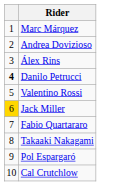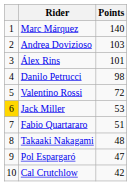+ column: (111, 12)
(11, 76) bold -> (11, 76) normal
